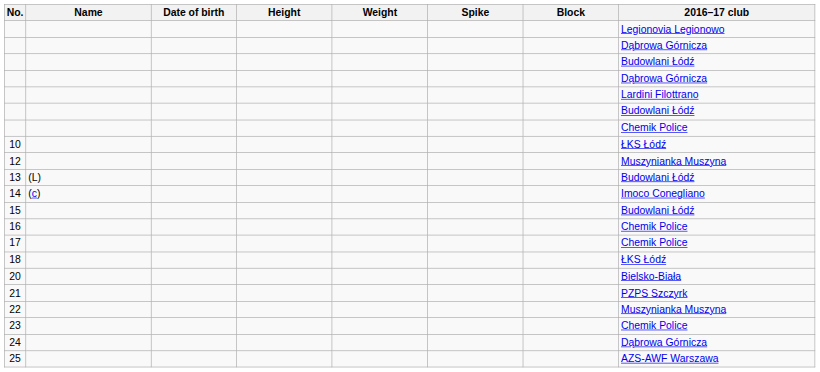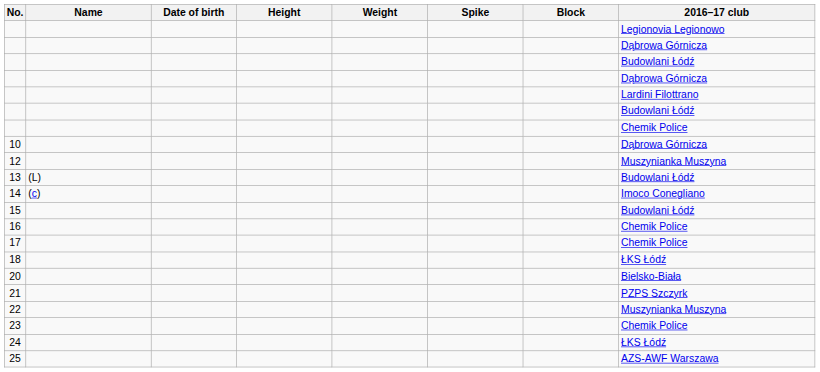(644, 144) ŁKS Łódź -> (664, 144) Dąbrowa Górnicza
(664, 342) Dąbrowa Górnicza -> (644, 342) ŁKS Łódź
